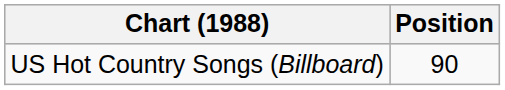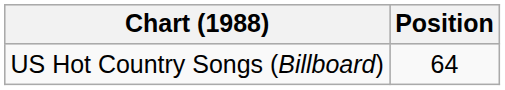(444, 63) 90 -> (444, 63) 64
